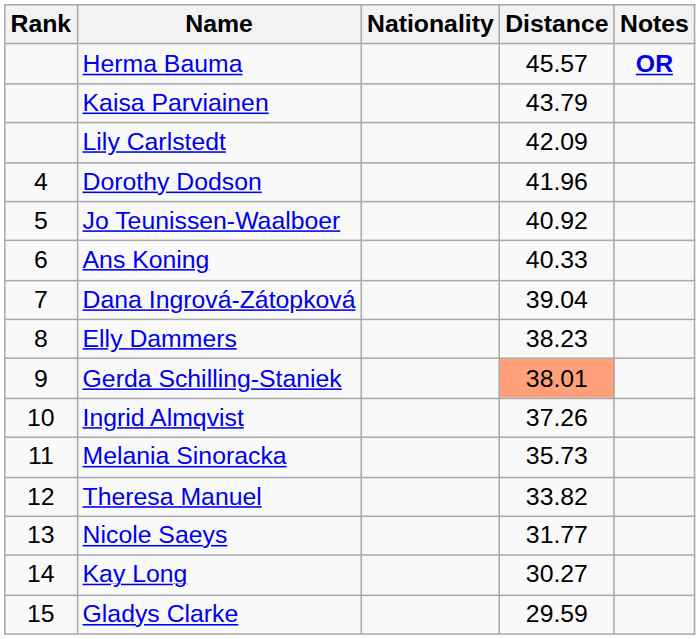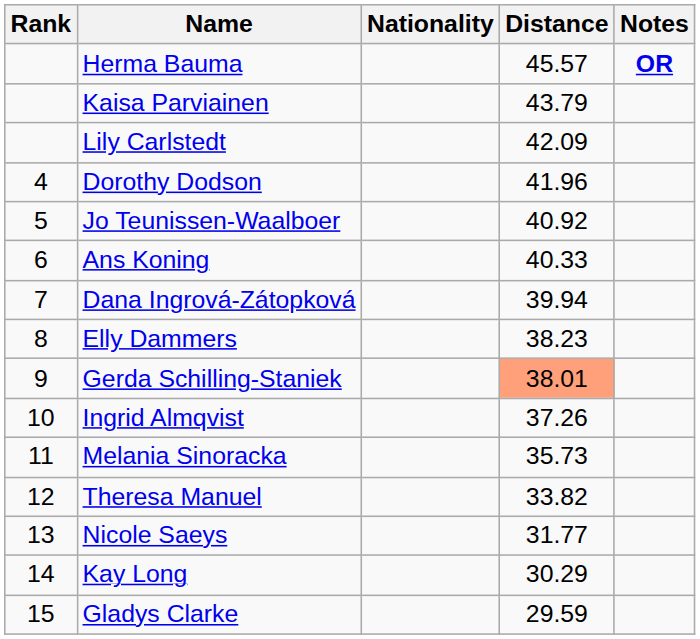(557, 299) 39.04 -> (557, 299) 39.94
(557, 574) 30.27 -> (557, 574) 30.29
